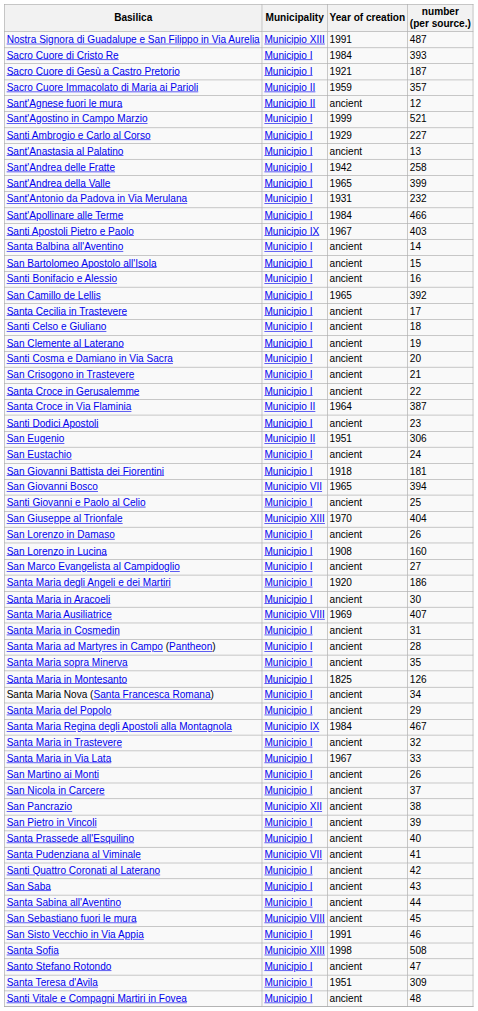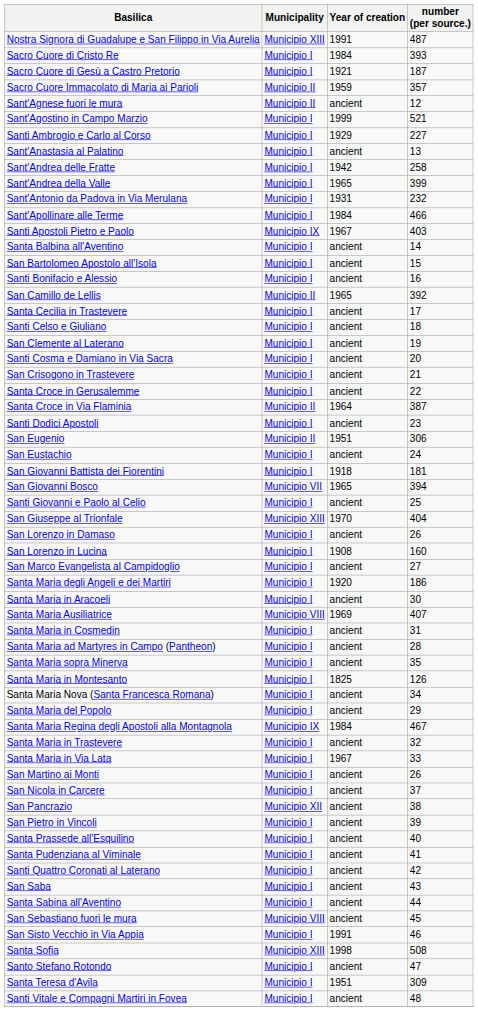(288, 295) Municipio I -> (290, 295) Municipio II
(293, 855) Municipio VII -> (288, 855) Municipio I
